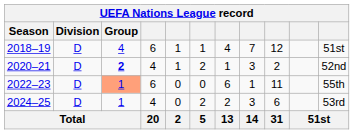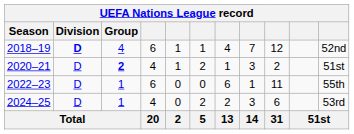(77, 48) normal -> (77, 48) bold
(334, 48) 51st -> (334, 48) 52nd
(334, 66) 52nd -> (334, 66) 51st
(121, 84) lightsalmon background -> (121, 84) no background
